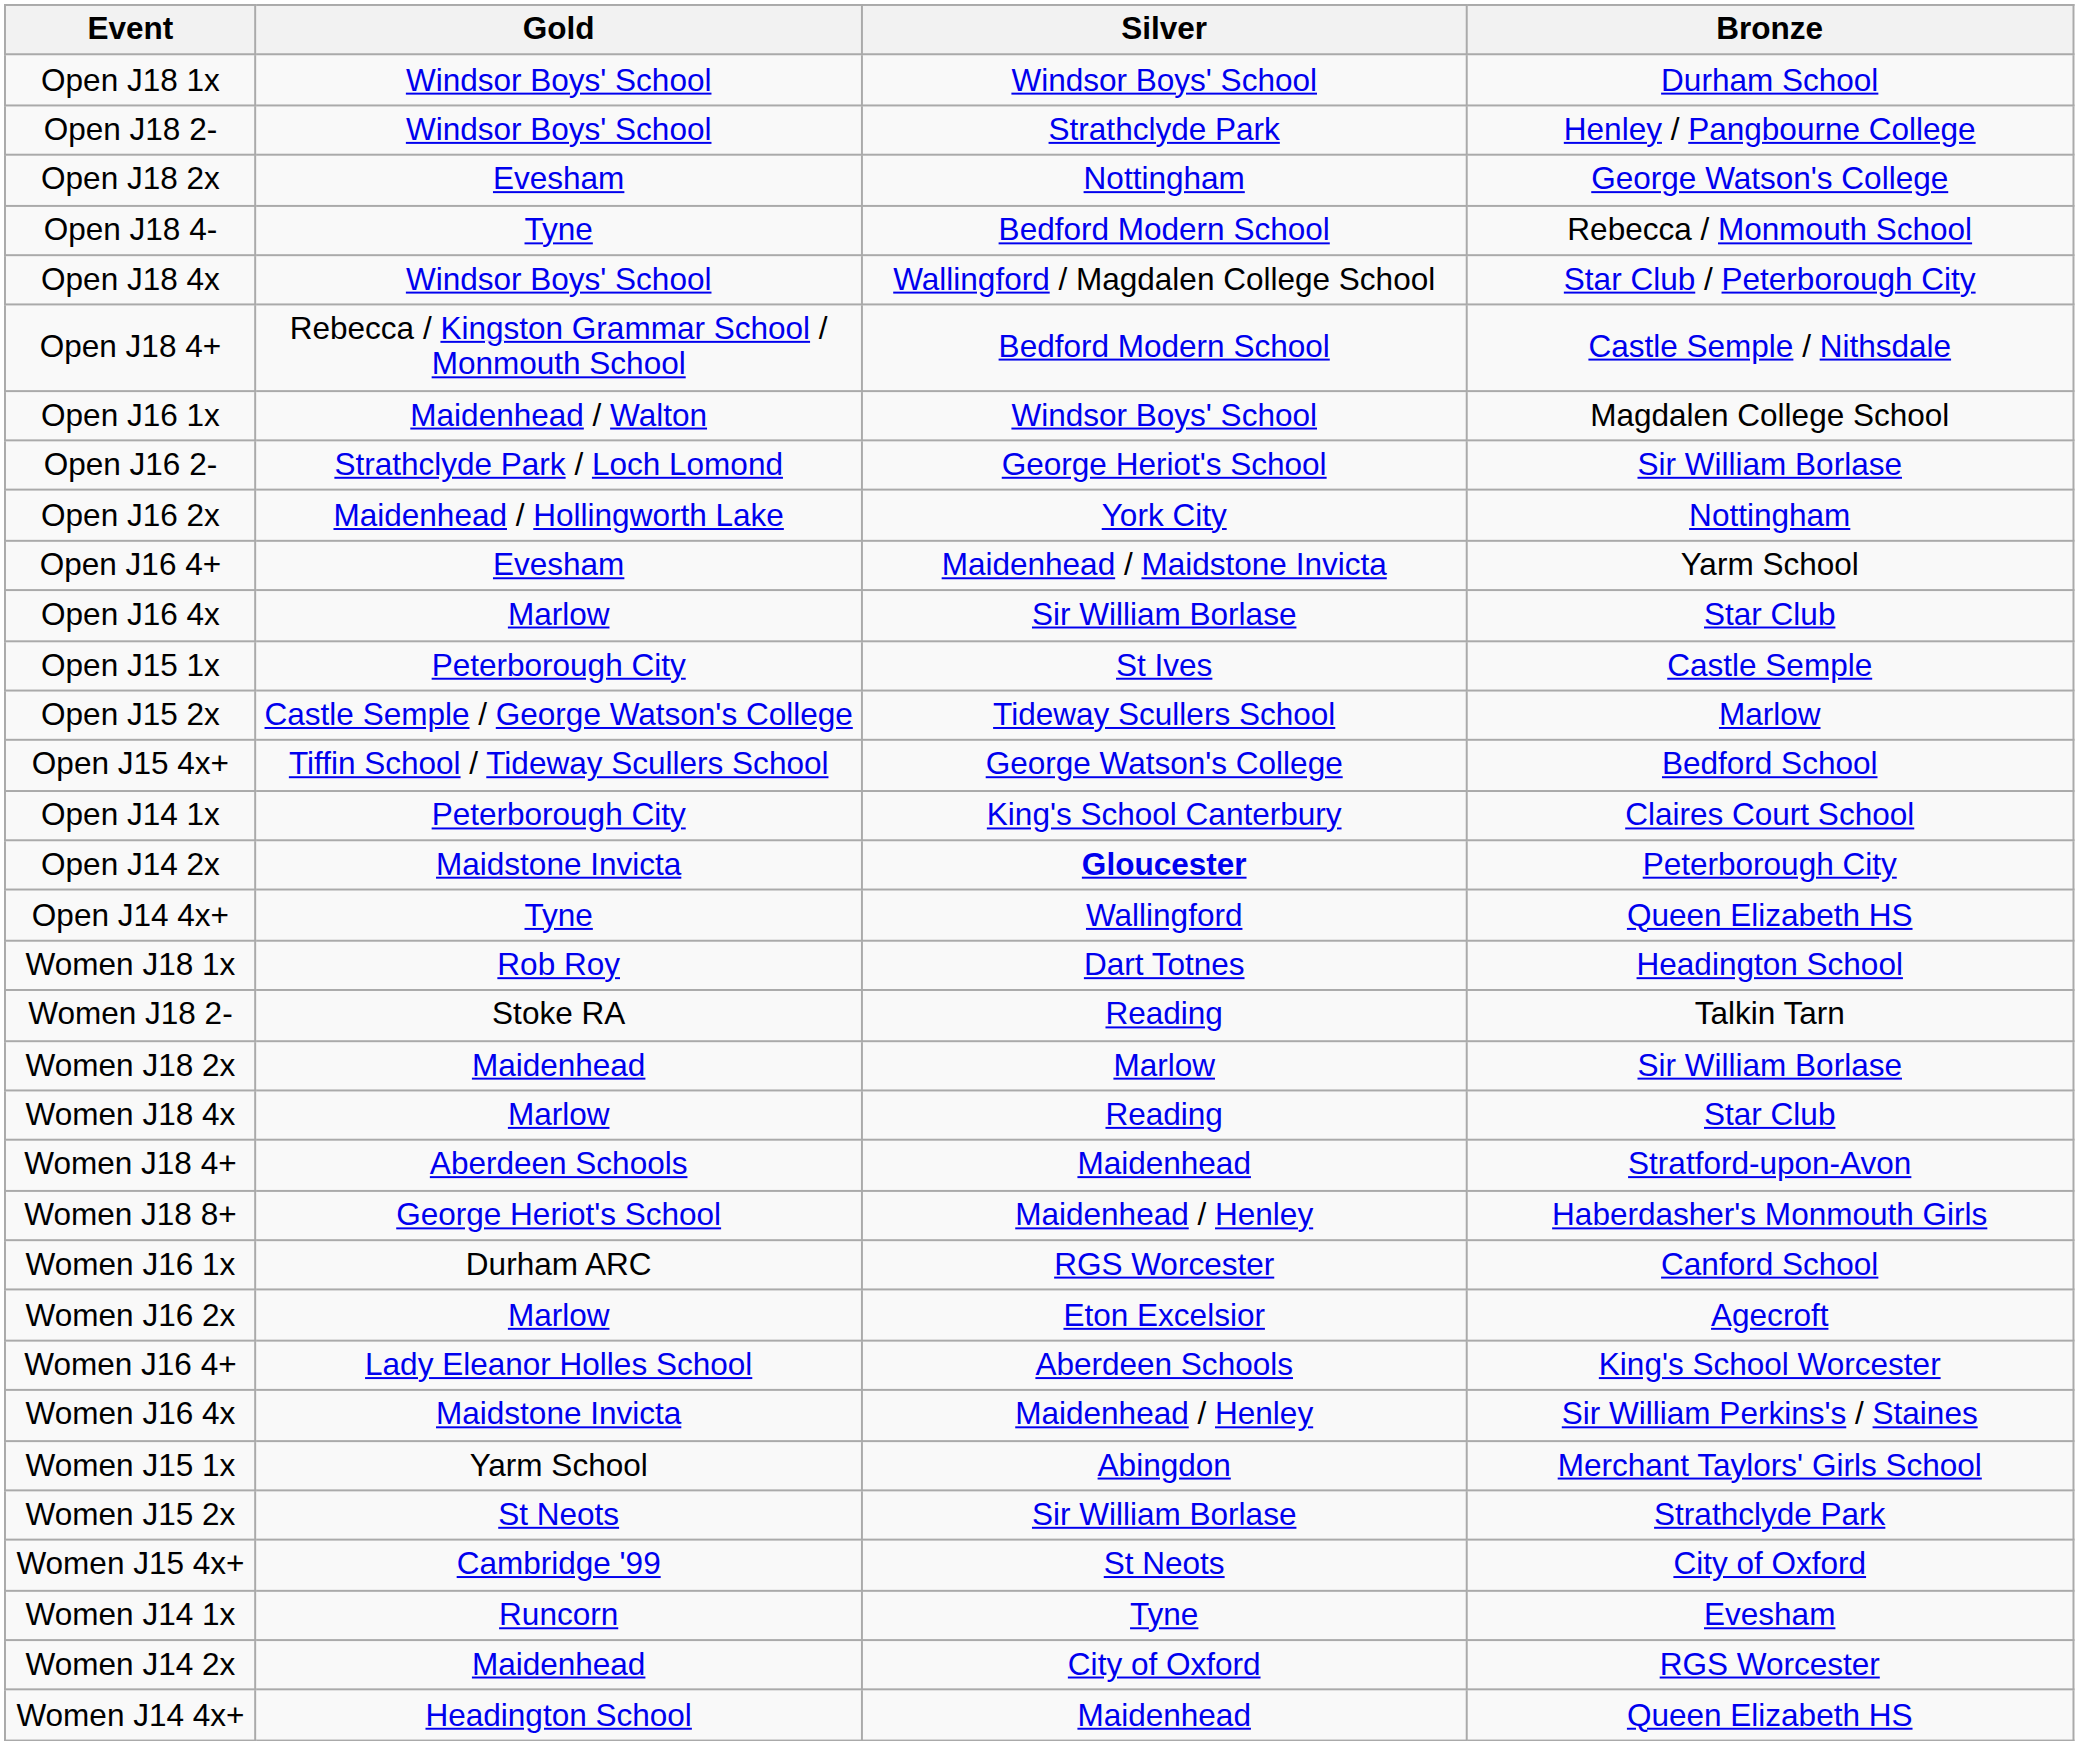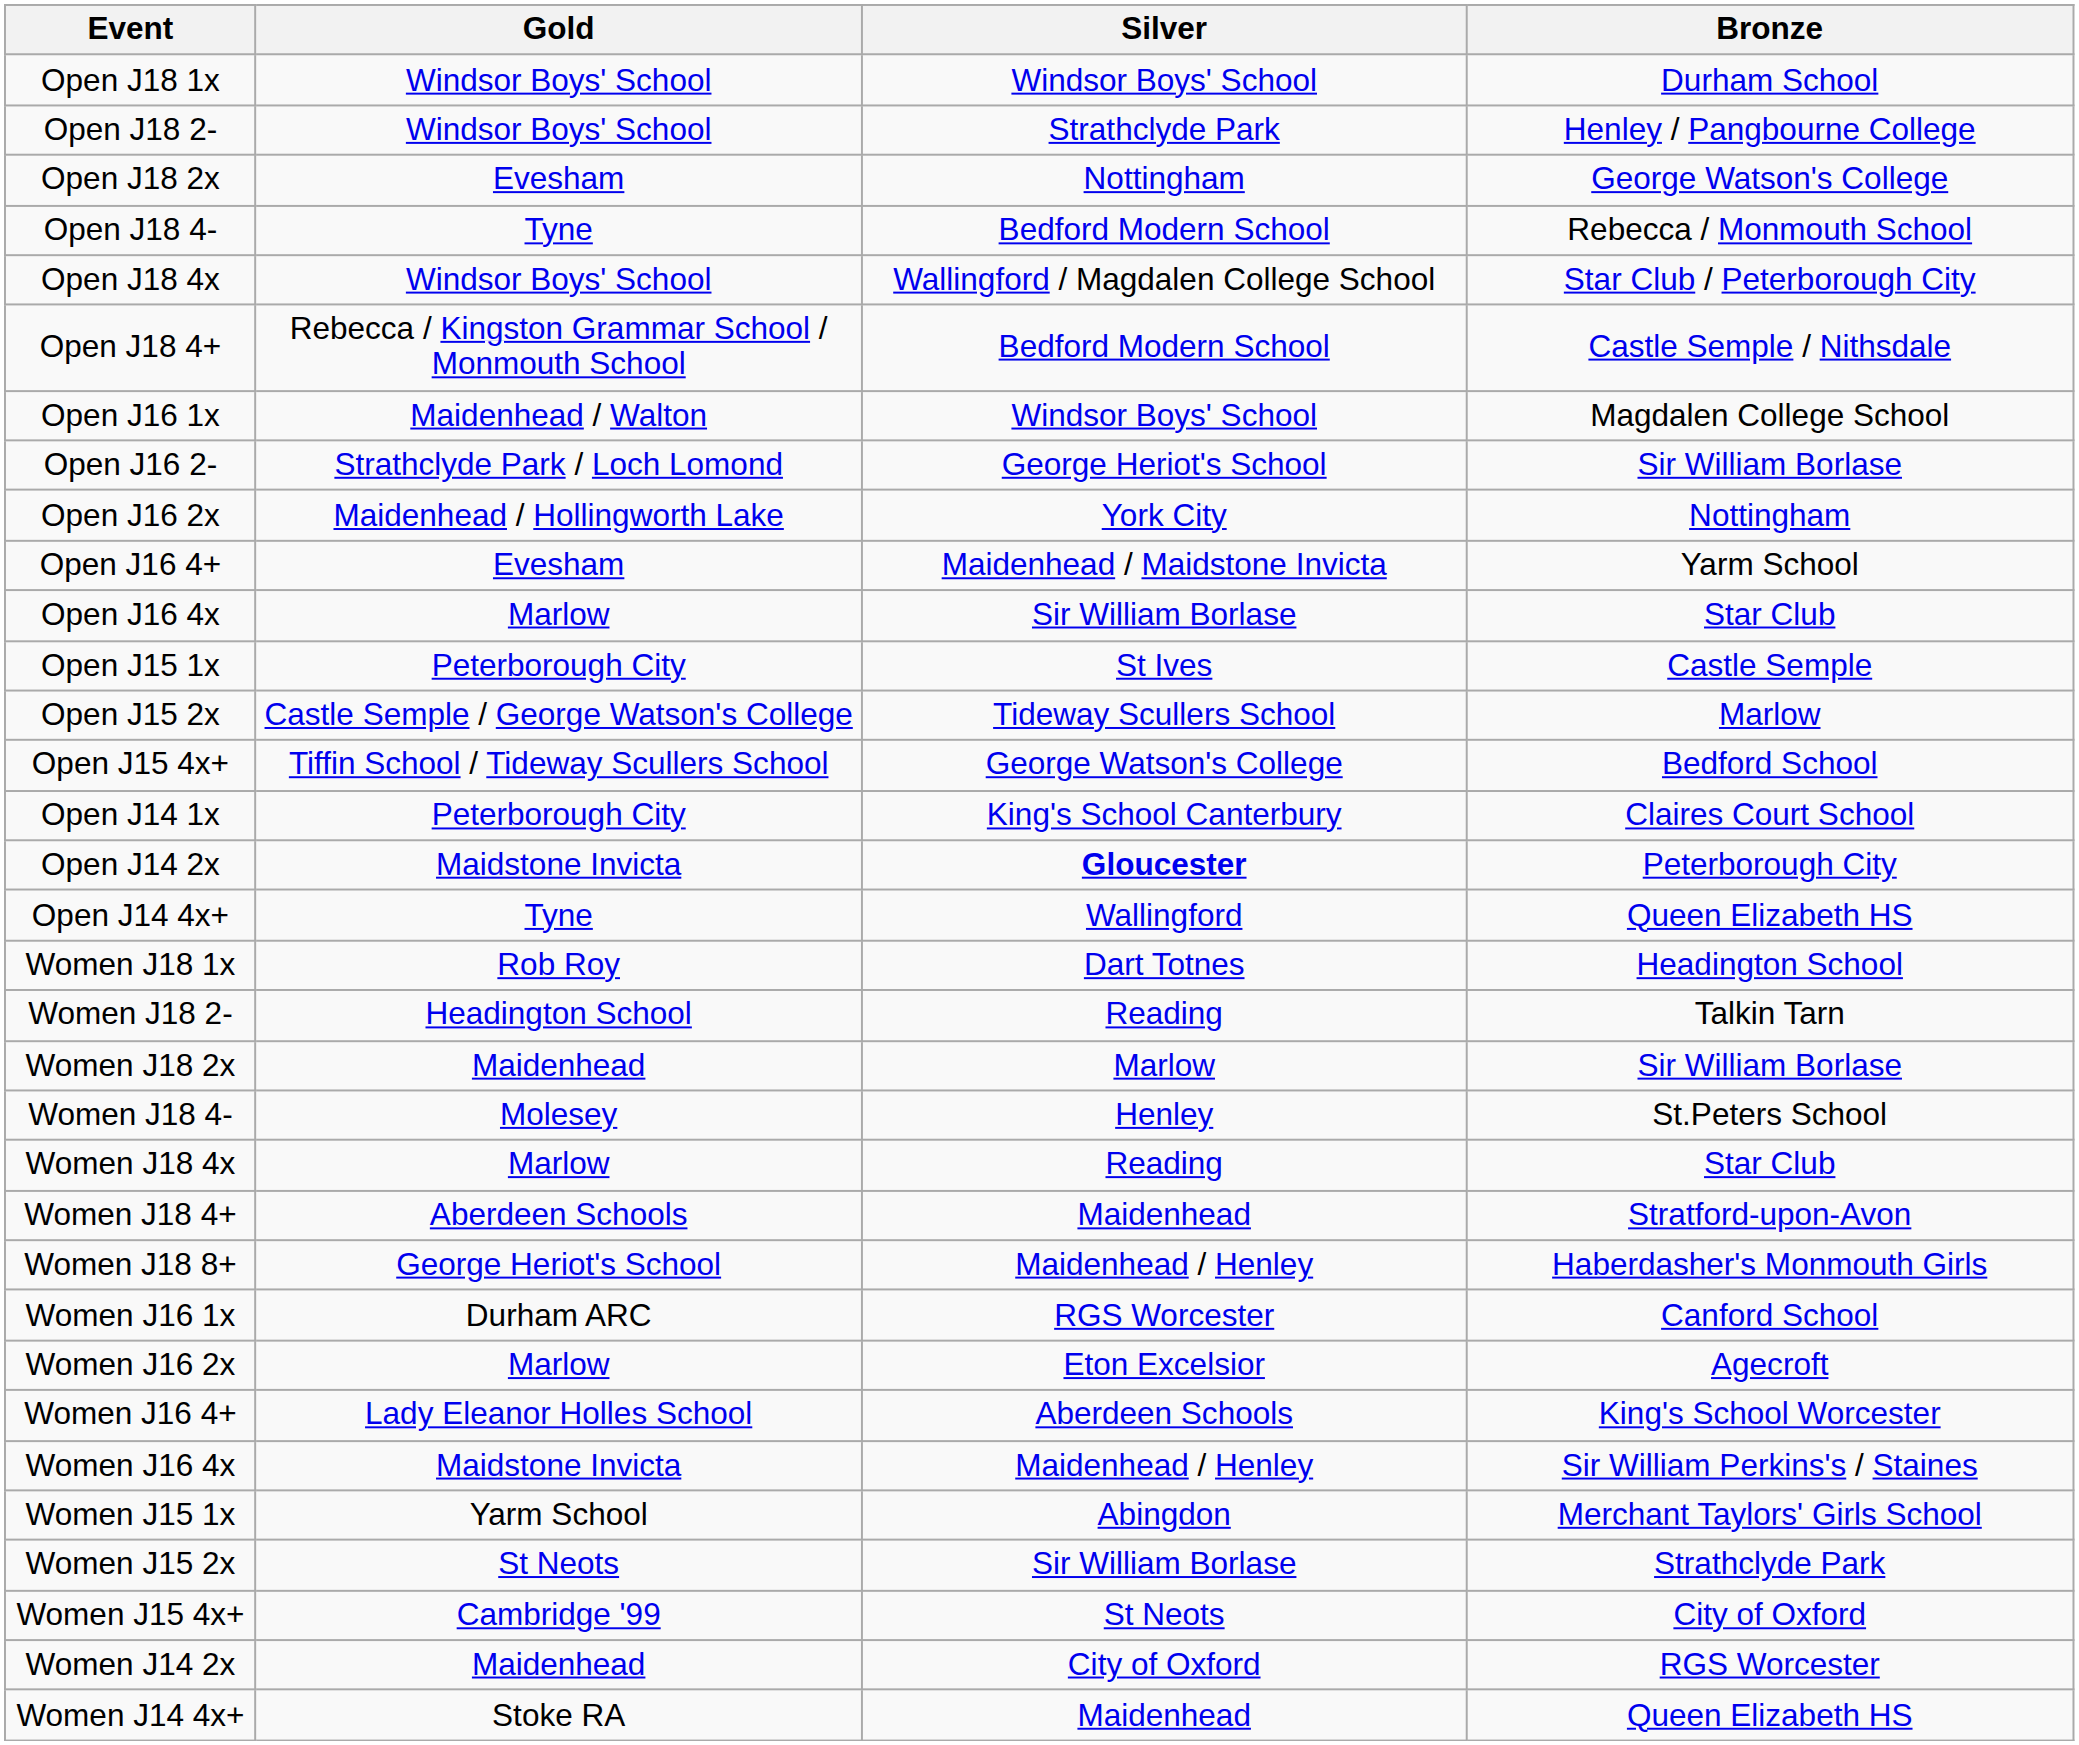(559, 1014) Stoke RA -> (559, 1014) Headington School
+ row: (130, 1114)
- row: (130, 1614)
(559, 1714) Headington School -> (559, 1714) Stoke RA
